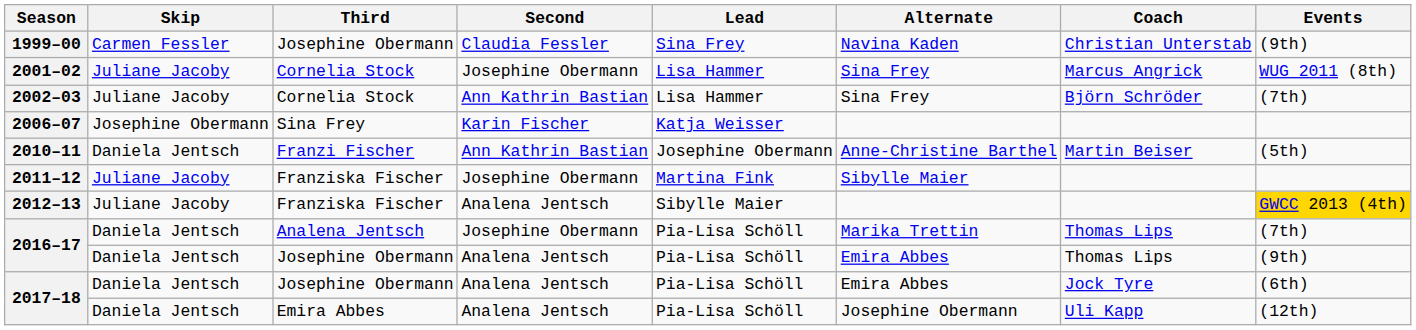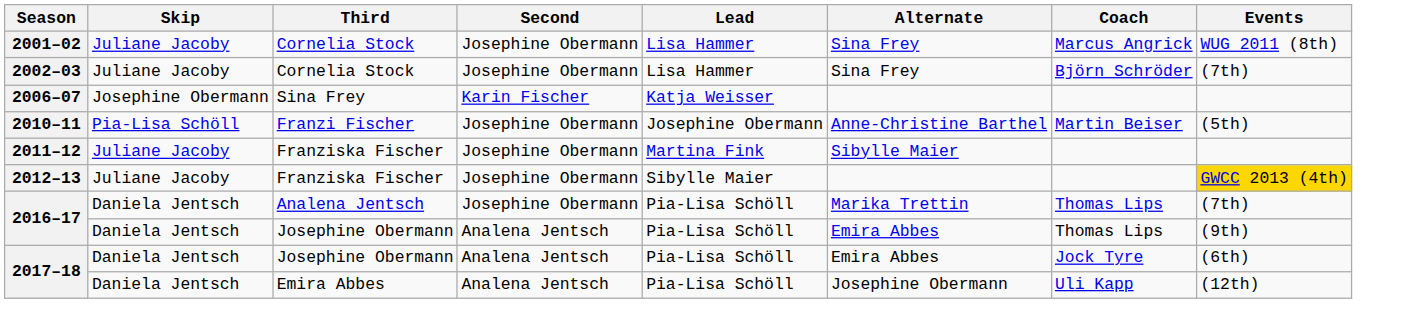- row: (46, 45)
(555, 98) Ann Kathrin Bastian -> (550, 71) Josephine Obermann
(166, 151) Daniela Jentsch -> (166, 125) Pia-Lisa Schöll
(555, 151) Ann Kathrin Bastian -> (550, 125) Josephine Obermann
(535, 205) Analena Jentsch -> (550, 178) Josephine Obermann
